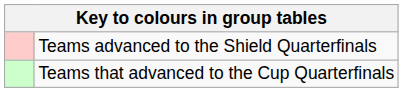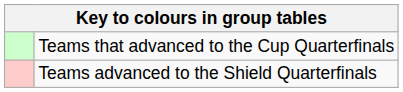rows swapped: (216, 73) <-> (208, 45)
